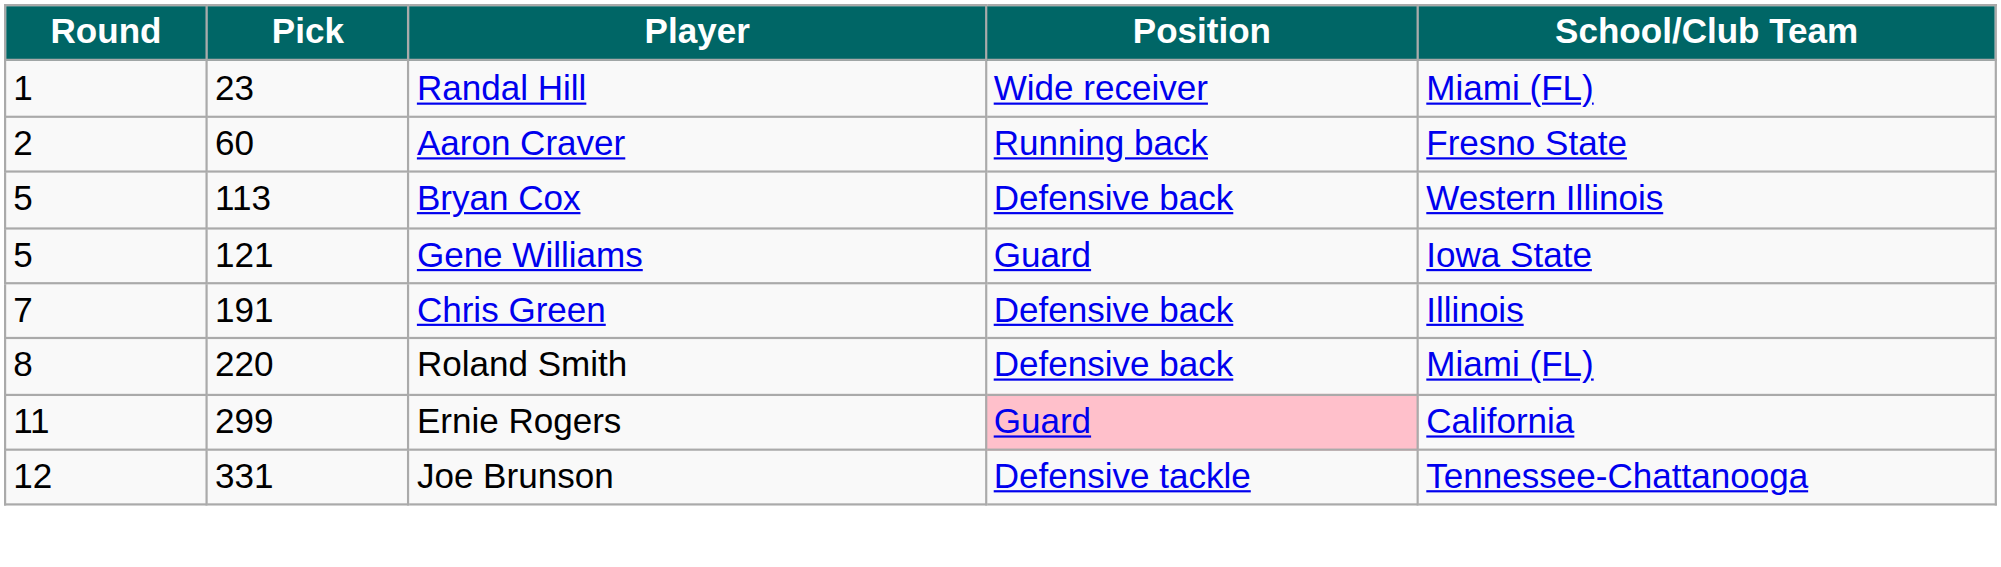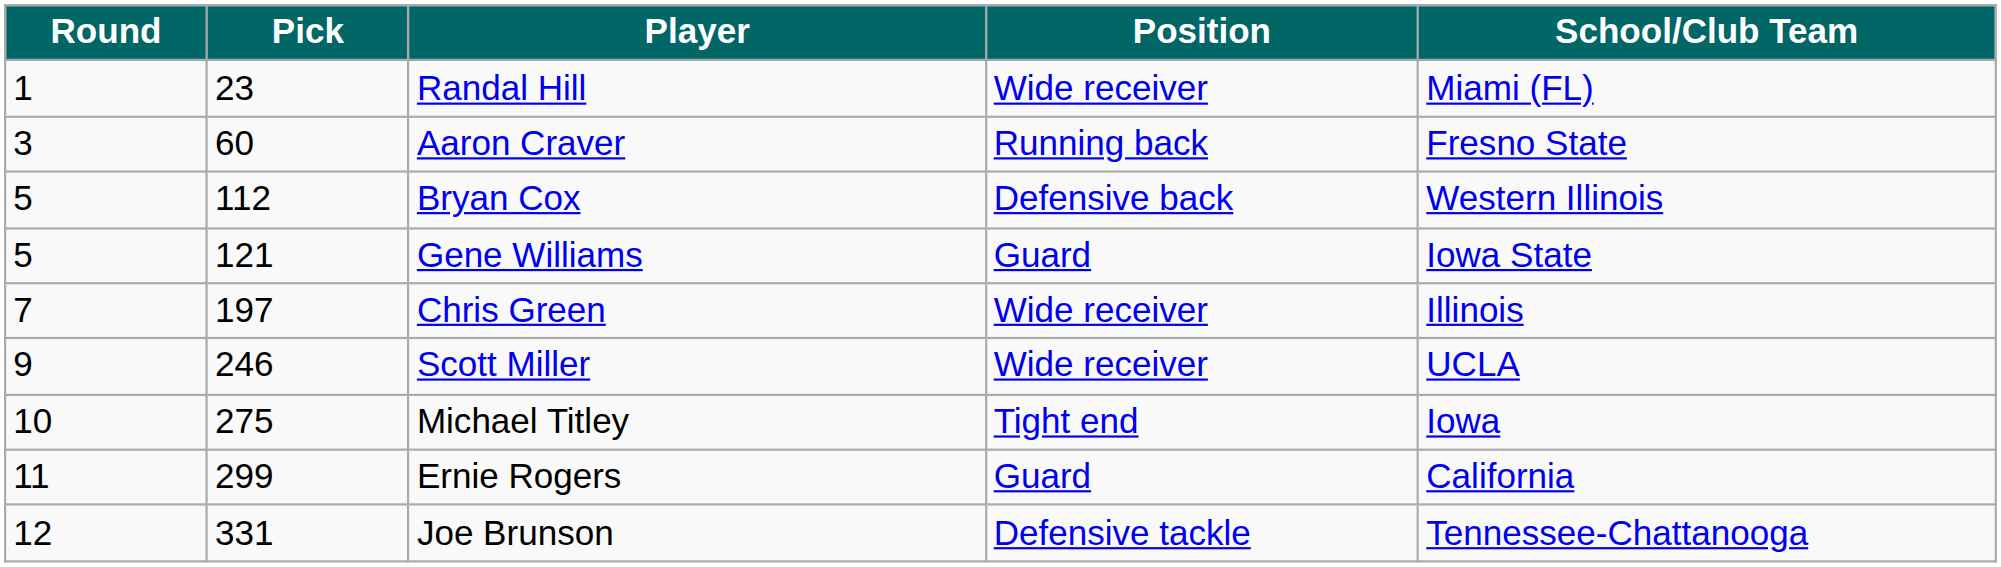(23, 143) 2 -> (23, 143) 3
(243, 198) 113 -> (243, 198) 112
(244, 310) 191 -> (244, 310) 197
(1113, 310) Defensive back -> (1101, 310) Wide receiver
- row: (522, 365)
+ row: (504, 365)
+ row: (523, 421)
(1042, 421) pink background -> (1042, 476) no background
